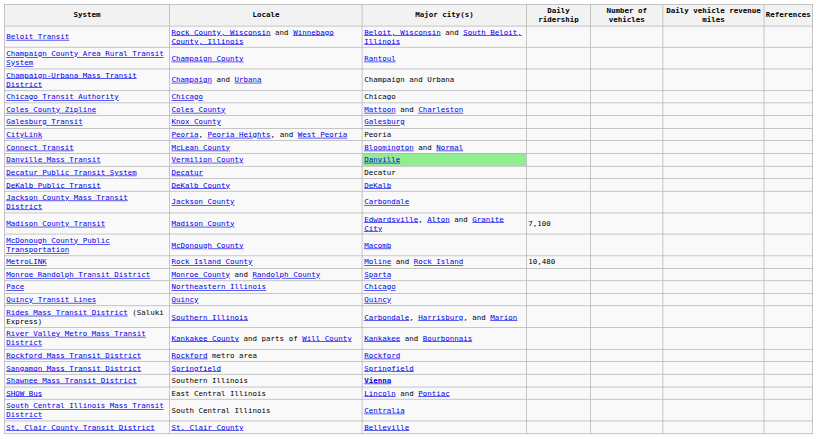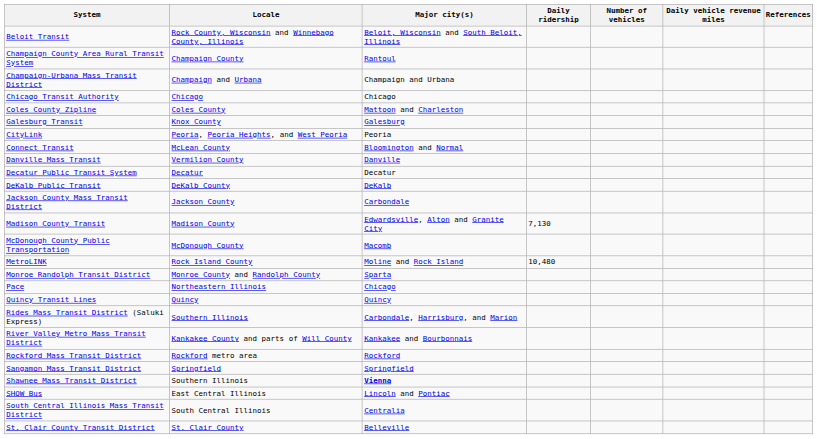(382, 159) lightgreen background -> (382, 159) no background
(540, 223) 7,100 -> (540, 223) 7,130
